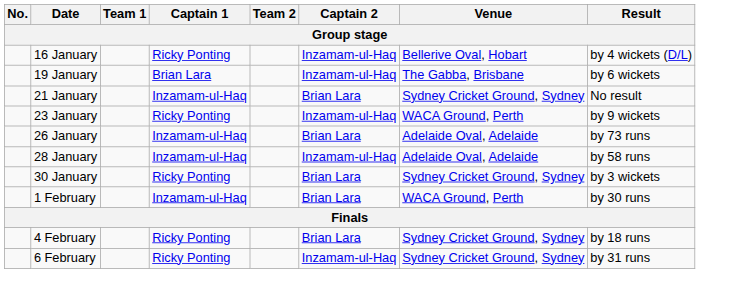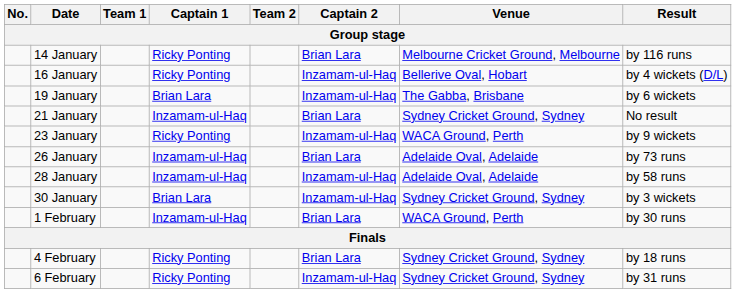+ row: (66, 55)
(191, 177) Ricky Ponting -> (182, 197) Brian Lara
(331, 177) Brian Lara -> (349, 197) Inzamam-ul-Haq
